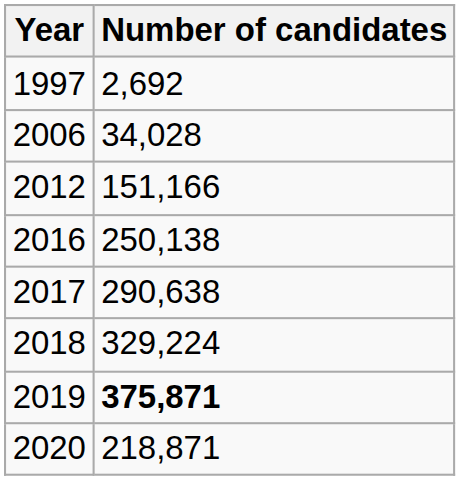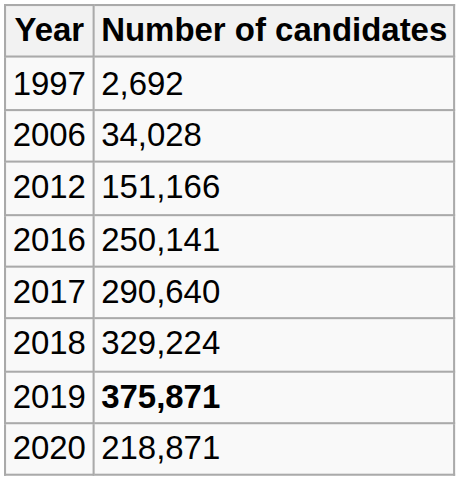(161, 239) 250,138 -> (161, 239) 250,141
(161, 291) 290,638 -> (161, 291) 290,640
